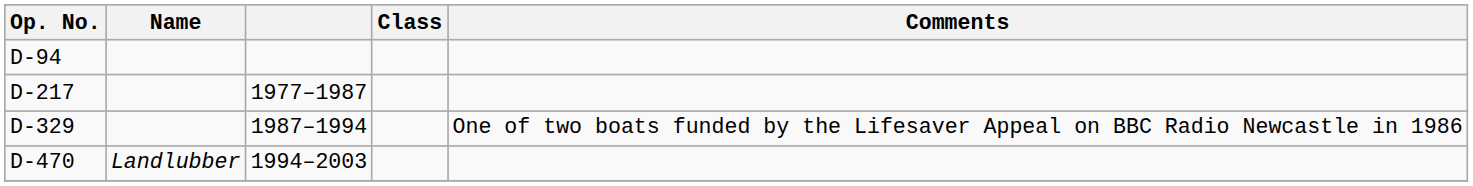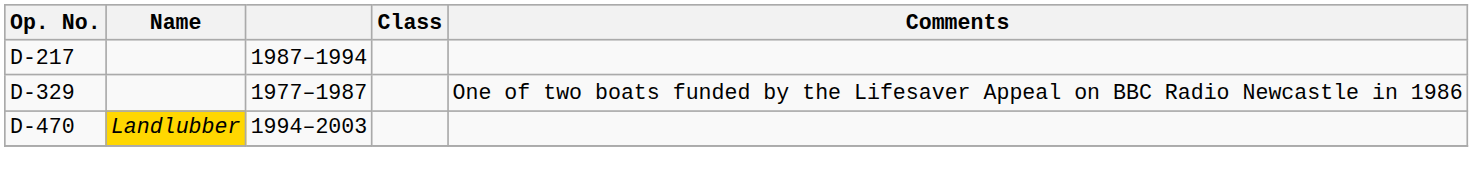- row: (36, 58)
(309, 93) 1977–1987 -> (309, 58) 1987–1994
(309, 128) 1987–1994 -> (309, 93) 1977–1987
(176, 163) no background -> (176, 128) gold background
